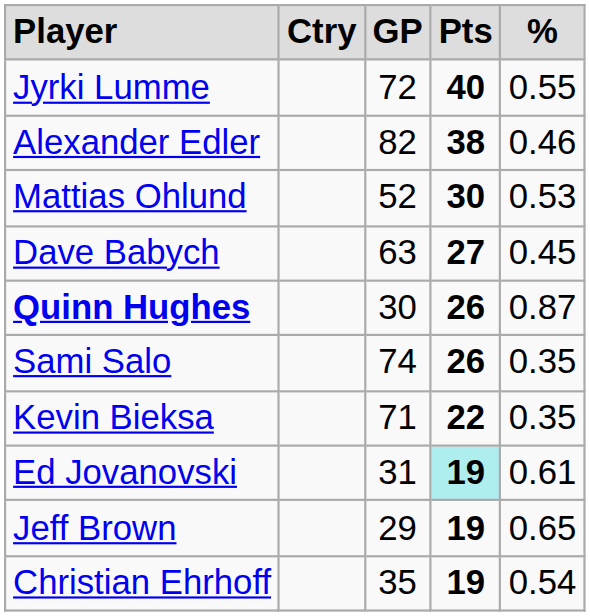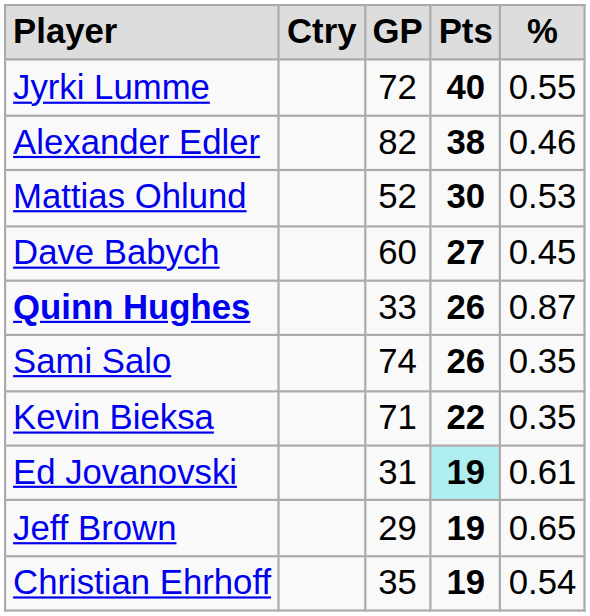(398, 252) 63 -> (398, 252) 60
(398, 307) 30 -> (398, 307) 33
